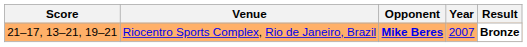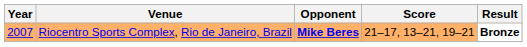columns swapped: (462, 14) <-> (62, 14)
